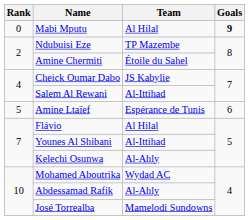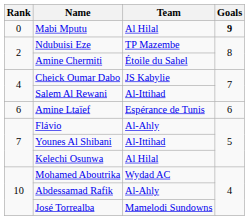(19, 110) 5 -> (19, 110) 6
(142, 126) Al Hilal -> (142, 126) Al-Ahly
(142, 158) Al-Ahly -> (142, 158) Al Hilal
